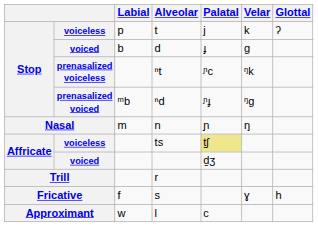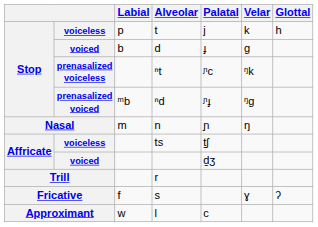(278, 30) ʔ -> (278, 30) h
(206, 143) khaki background -> (206, 143) no background
(278, 195) h -> (278, 195) ʔ
